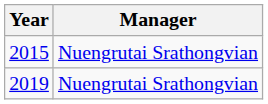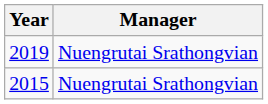rows swapped: (29, 51) <-> (29, 83)
